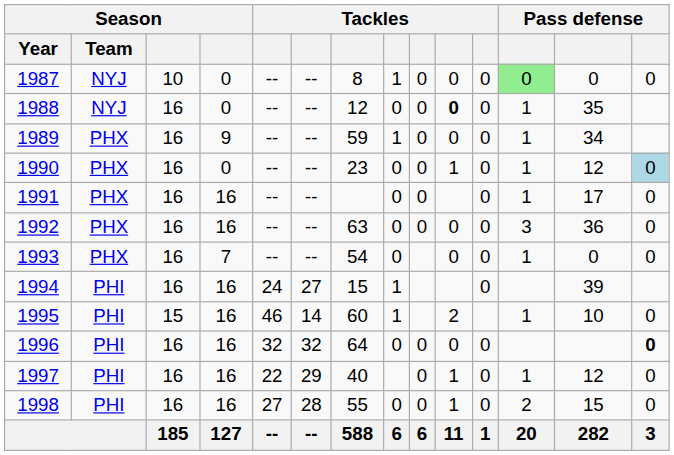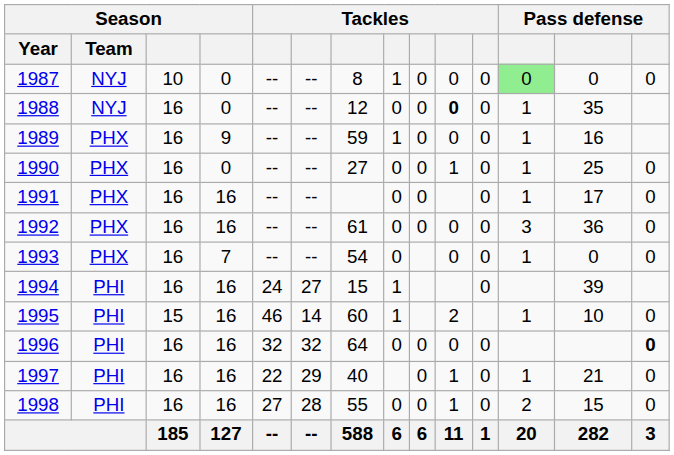(593, 138) 34 -> (593, 138) 16
(357, 167) 23 -> (357, 167) 27
(593, 167) 12 -> (593, 167) 25
(650, 167) lightblue background -> (650, 167) no background
(357, 227) 63 -> (357, 227) 61
(593, 375) 12 -> (593, 375) 21
